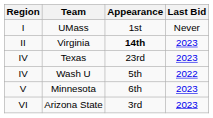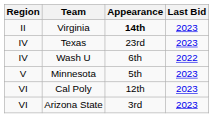- row: (73, 27)
(135, 74) 5th -> (135, 58) 6th
(135, 89) 6th -> (135, 74) 5th
+ row: (73, 89)
